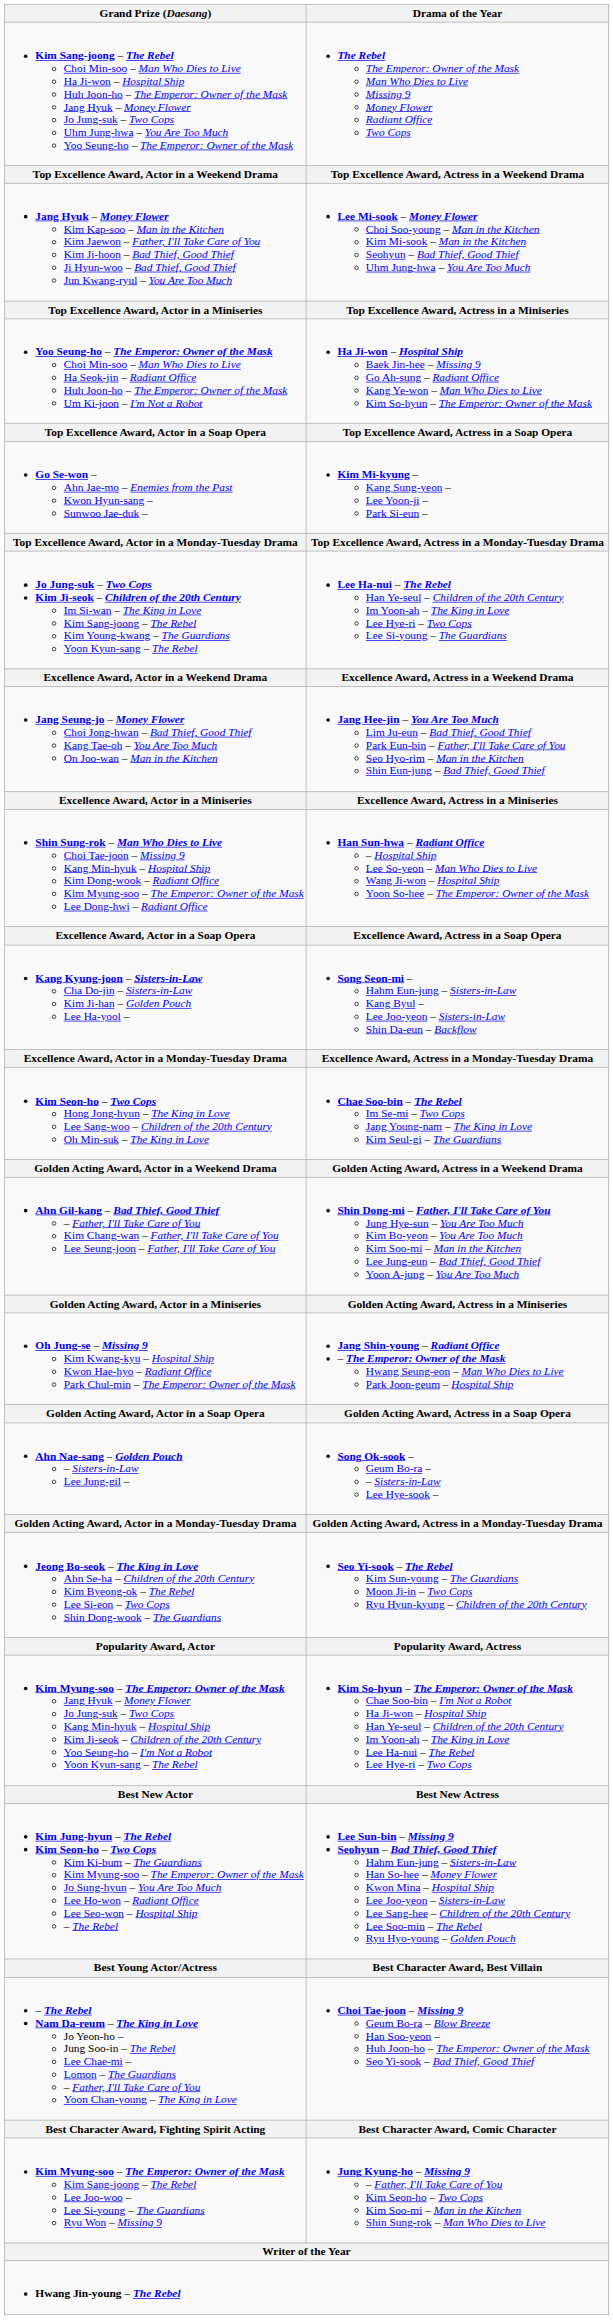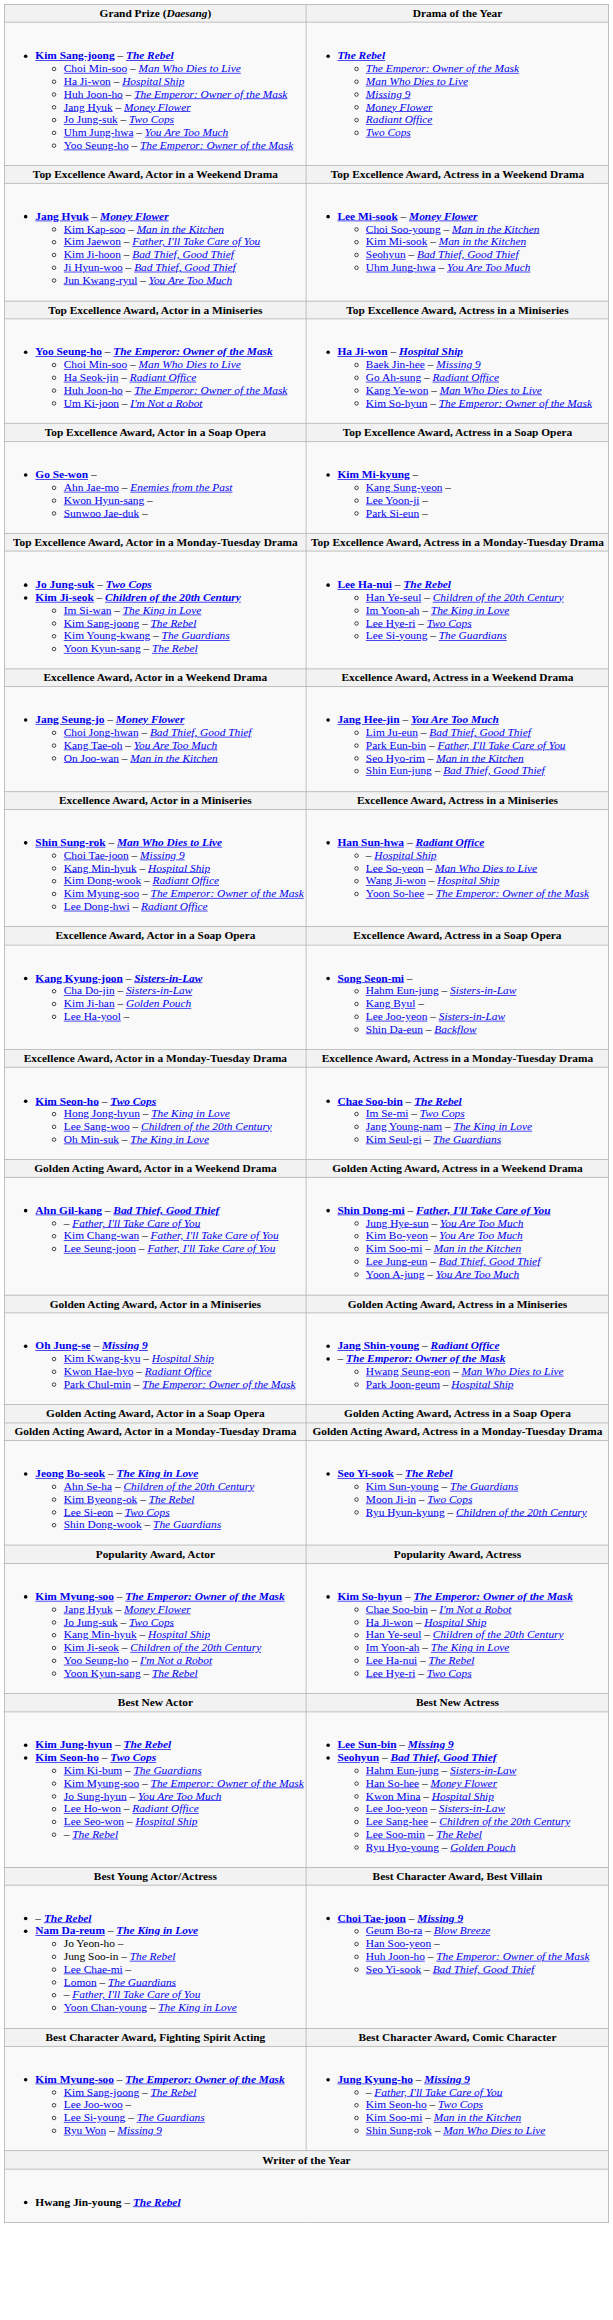- row: (155, 1469)
